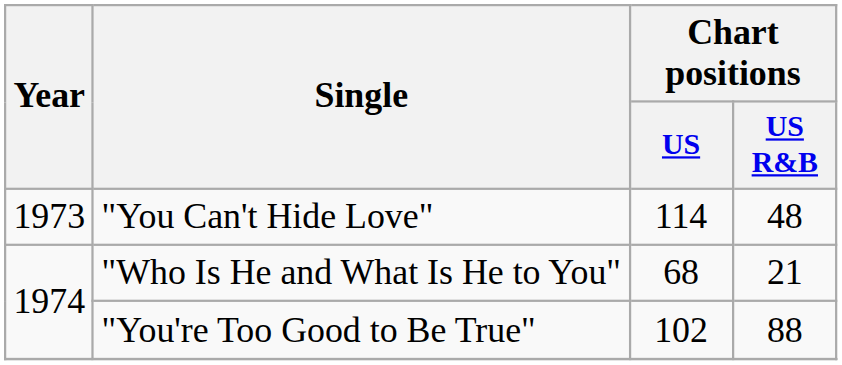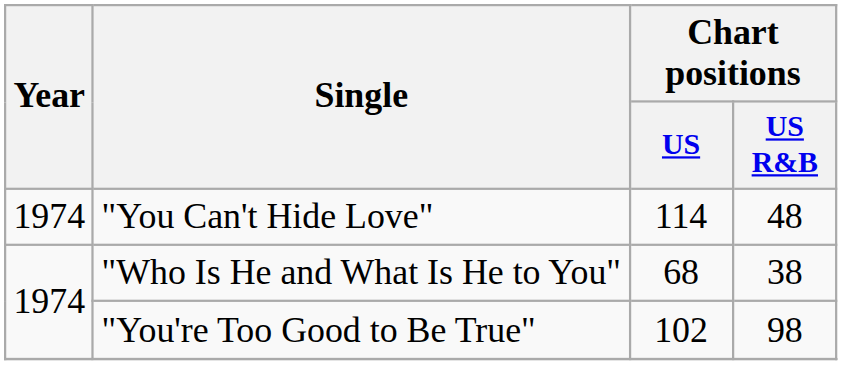(49, 215) 1973 -> (49, 215) 1974
(785, 272) 21 -> (785, 272) 38
(785, 329) 88 -> (785, 329) 98
